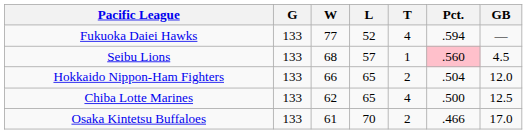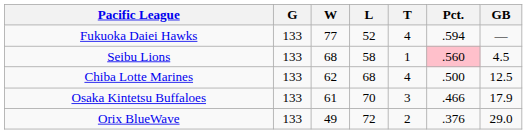(369, 56) 57 -> (369, 56) 58
- row: (139, 77)
(369, 98) 65 -> (369, 77) 68
(407, 118) 2 -> (407, 98) 3
(501, 118) 17.0 -> (501, 98) 17.9
+ row: (139, 118)
